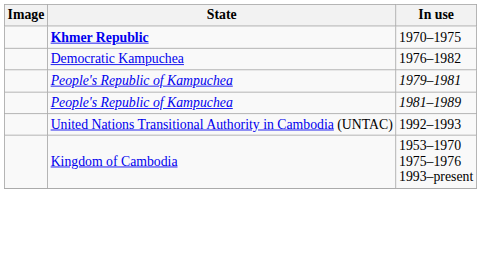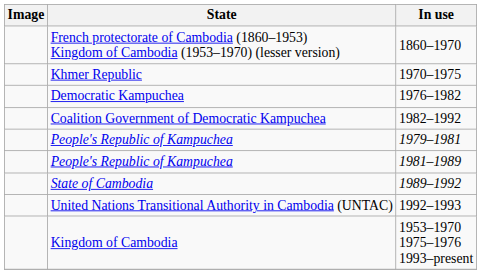+ row: (430, 44)
(100, 37) bold -> (96, 74) normal
+ row: (430, 118)
+ row: (430, 183)
